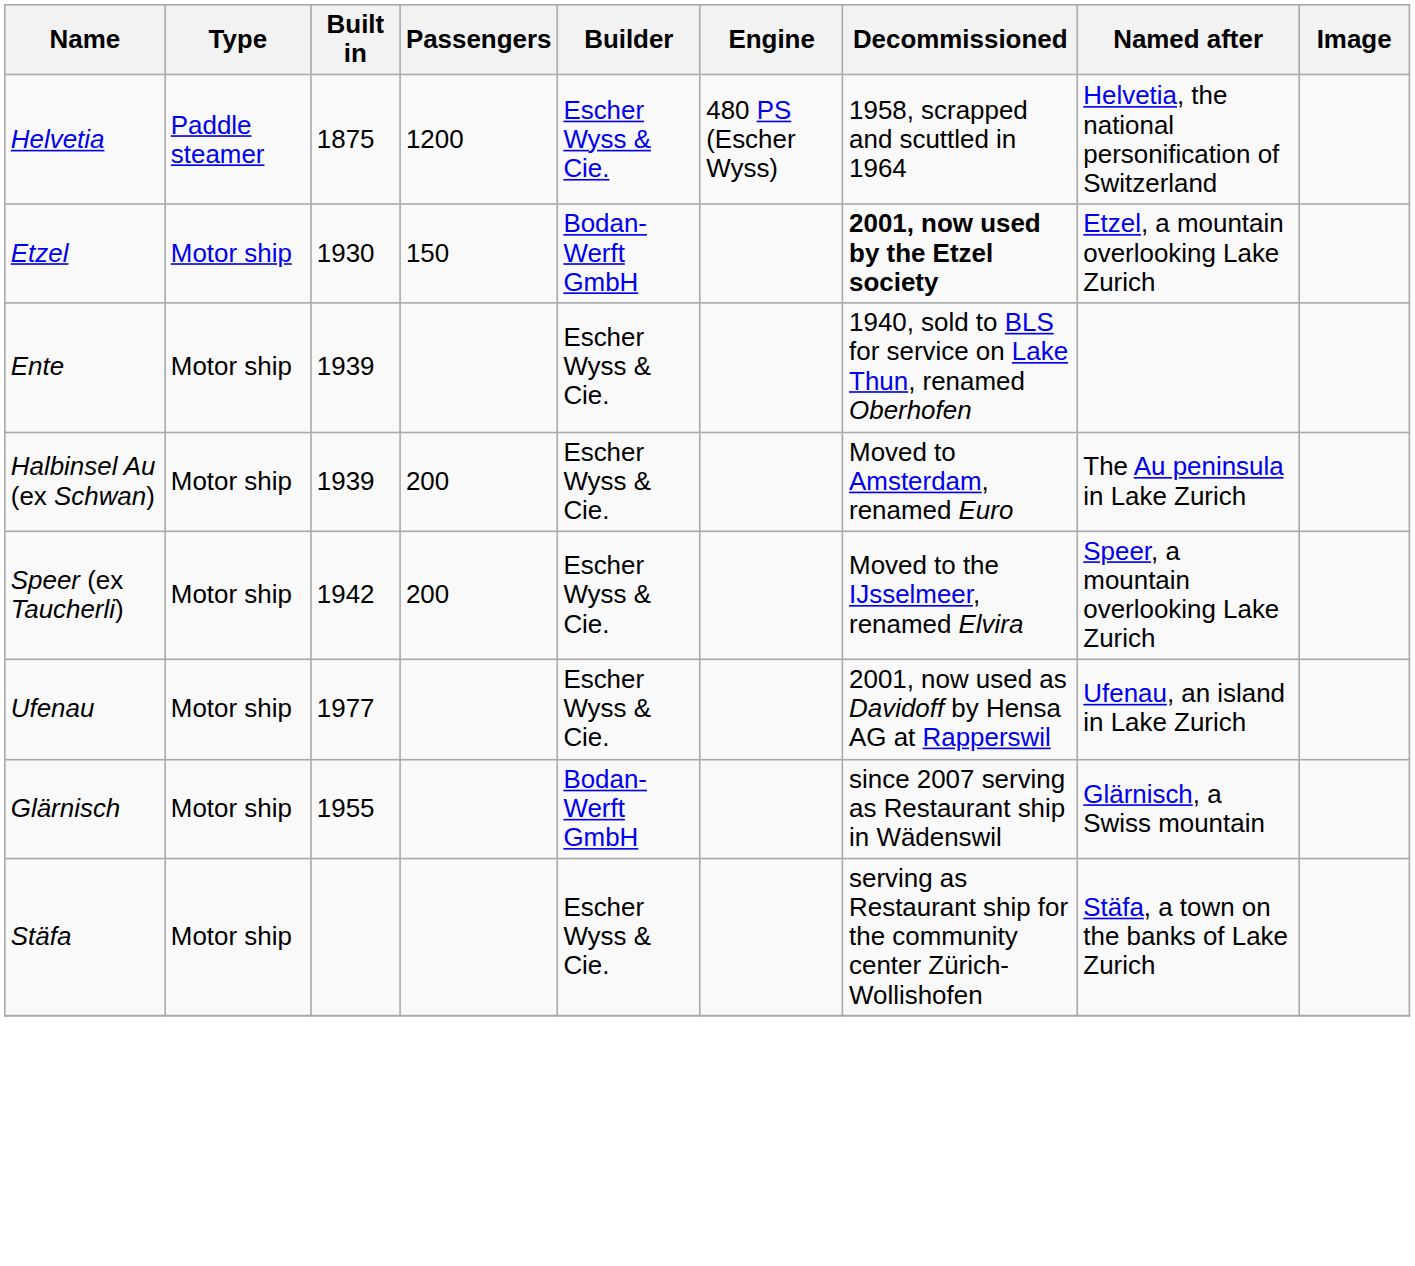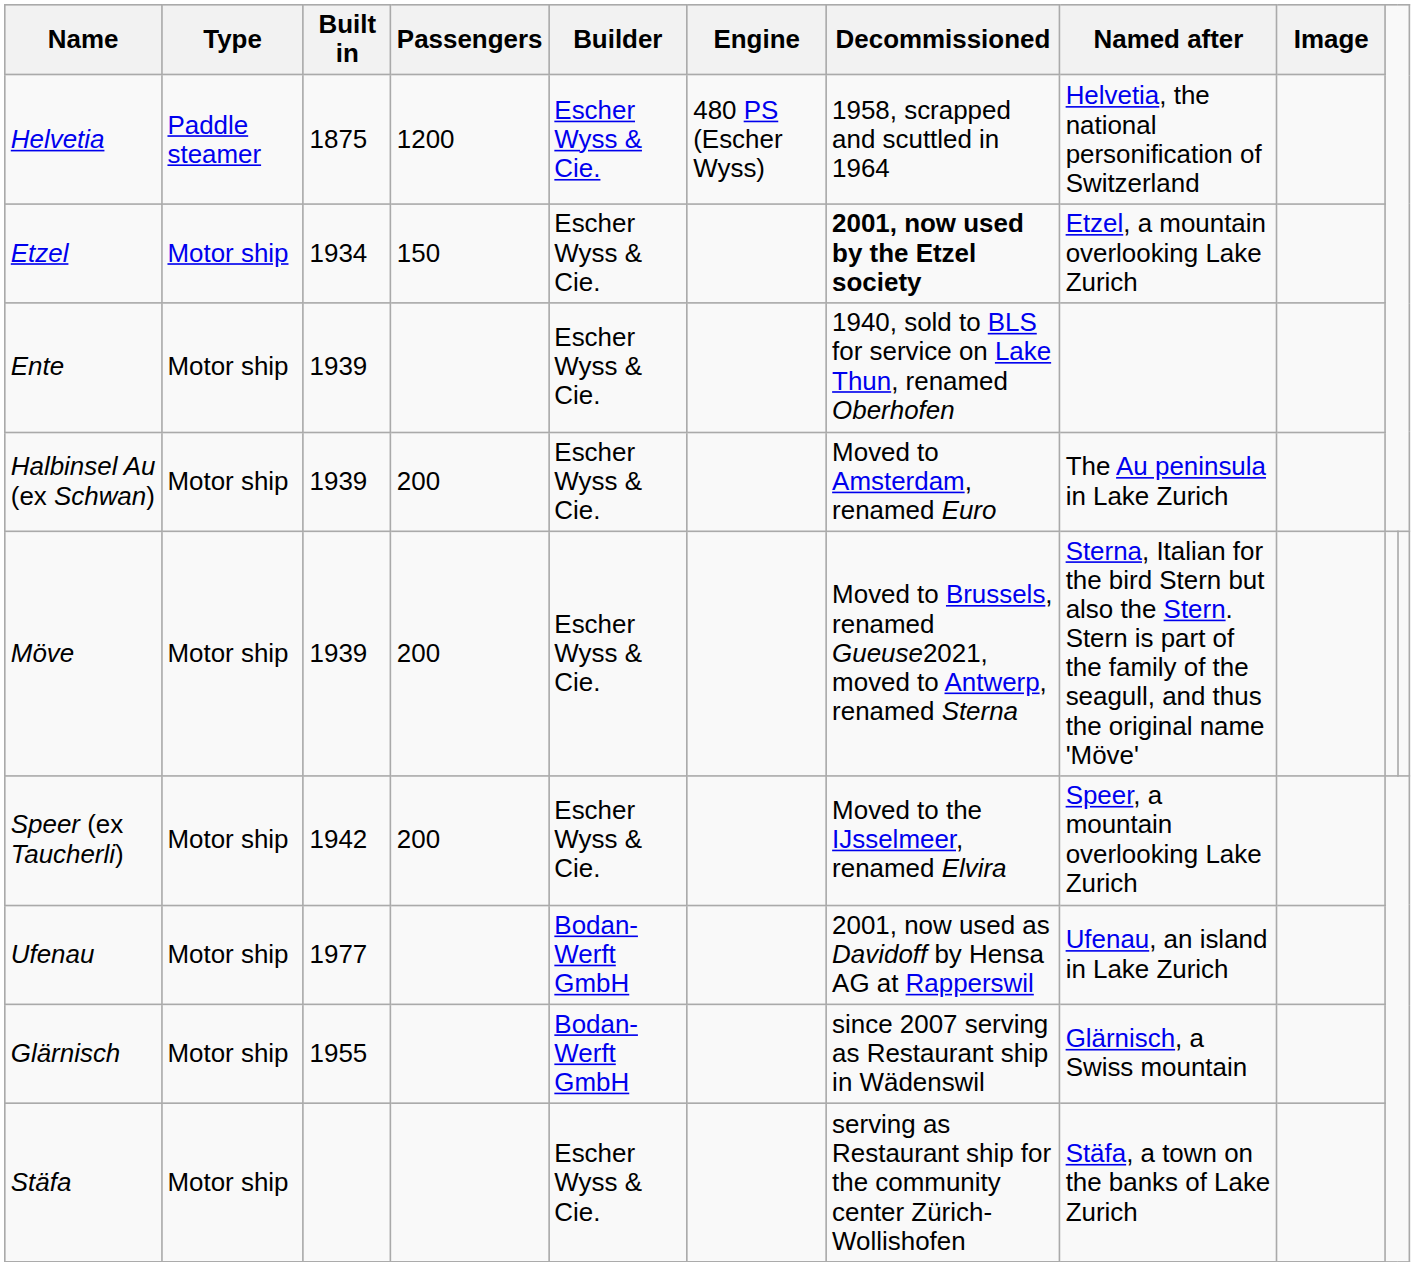(346, 253) 1930 -> (338, 253) 1934
(605, 253) Bodan-Werft GmbH -> (598, 253) Escher Wyss & Cie.
+ row: (42, 653)
(607, 709) Escher Wyss & Cie. -> (596, 954) Bodan-Werft GmbH
